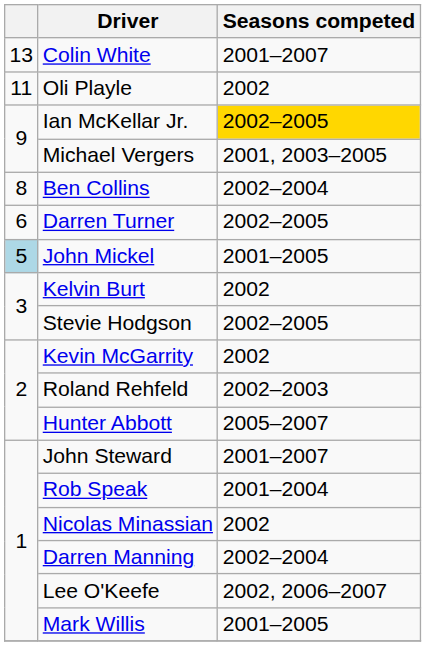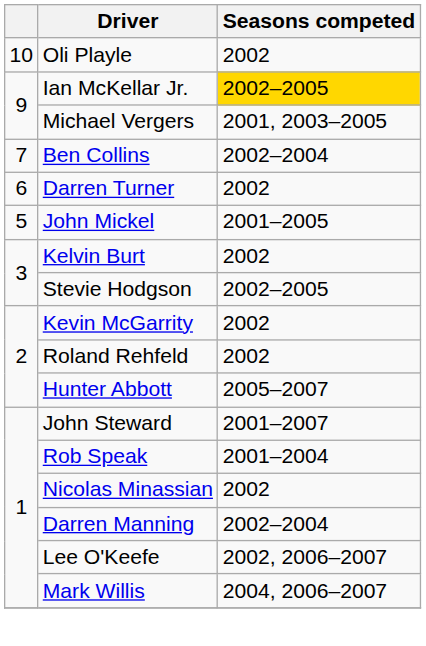- row: (97, 54)
(21, 88) 11 -> (21, 54) 10
(21, 188) 8 -> (21, 155) 7
(276, 222) 2002–2005 -> (246, 188) 2002
(21, 255) lightblue background -> (21, 222) no background
(276, 389) 2002–2003 -> (246, 356) 2002
(276, 624) 2001–2005 -> (305, 590) 2004, 2006–2007
